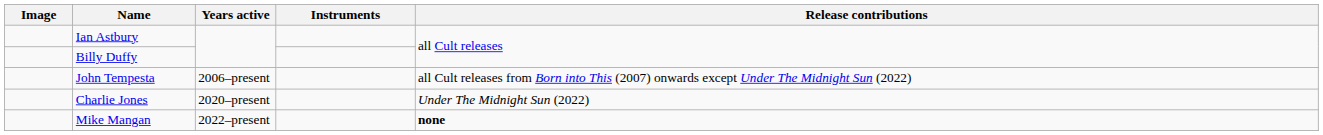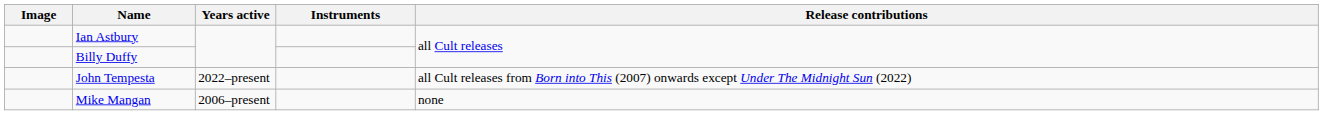(234, 78) 2006–present -> (234, 78) 2022–present
- row: (112, 99)
(234, 120) 2022–present -> (234, 99) 2006–present
(432, 120) bold -> (431, 99) normal
